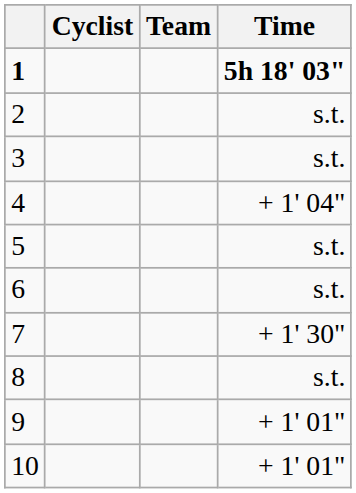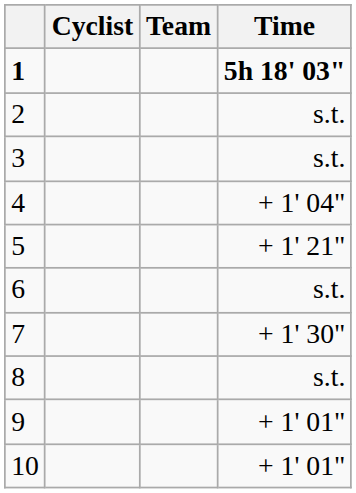(329, 245) s.t. -> (302, 245) + 1' 21"
